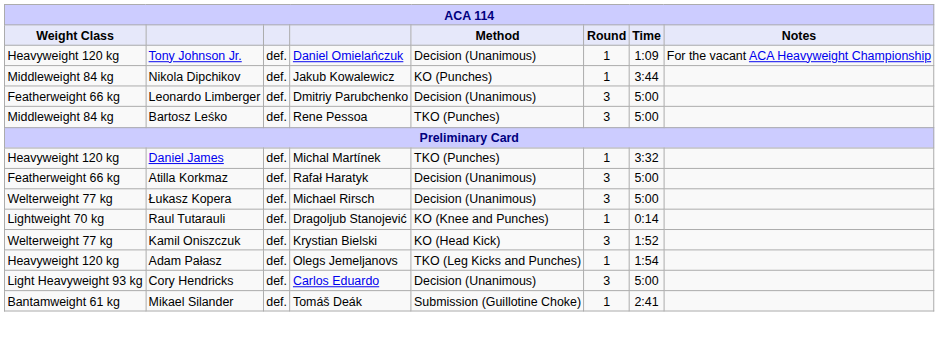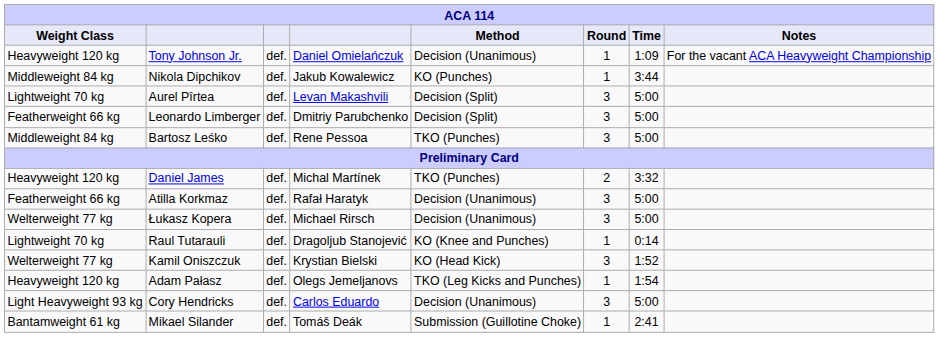+ row: (181, 96)
(475, 96) Decision (Unanimous) -> (456, 117) Decision (Split)
(607, 158) 1 -> (607, 178) 2
